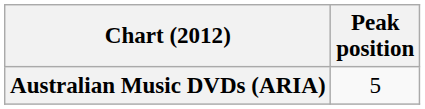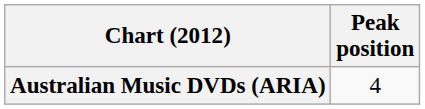(375, 85) 5 -> (375, 85) 4
